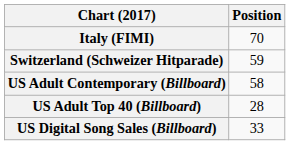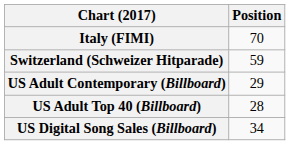(257, 83) 58 -> (257, 83) 29
(257, 128) 33 -> (257, 128) 34
